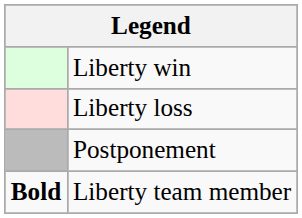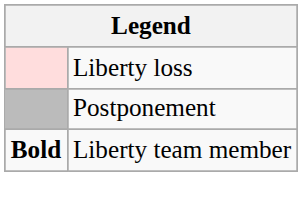- row: (132, 67)
